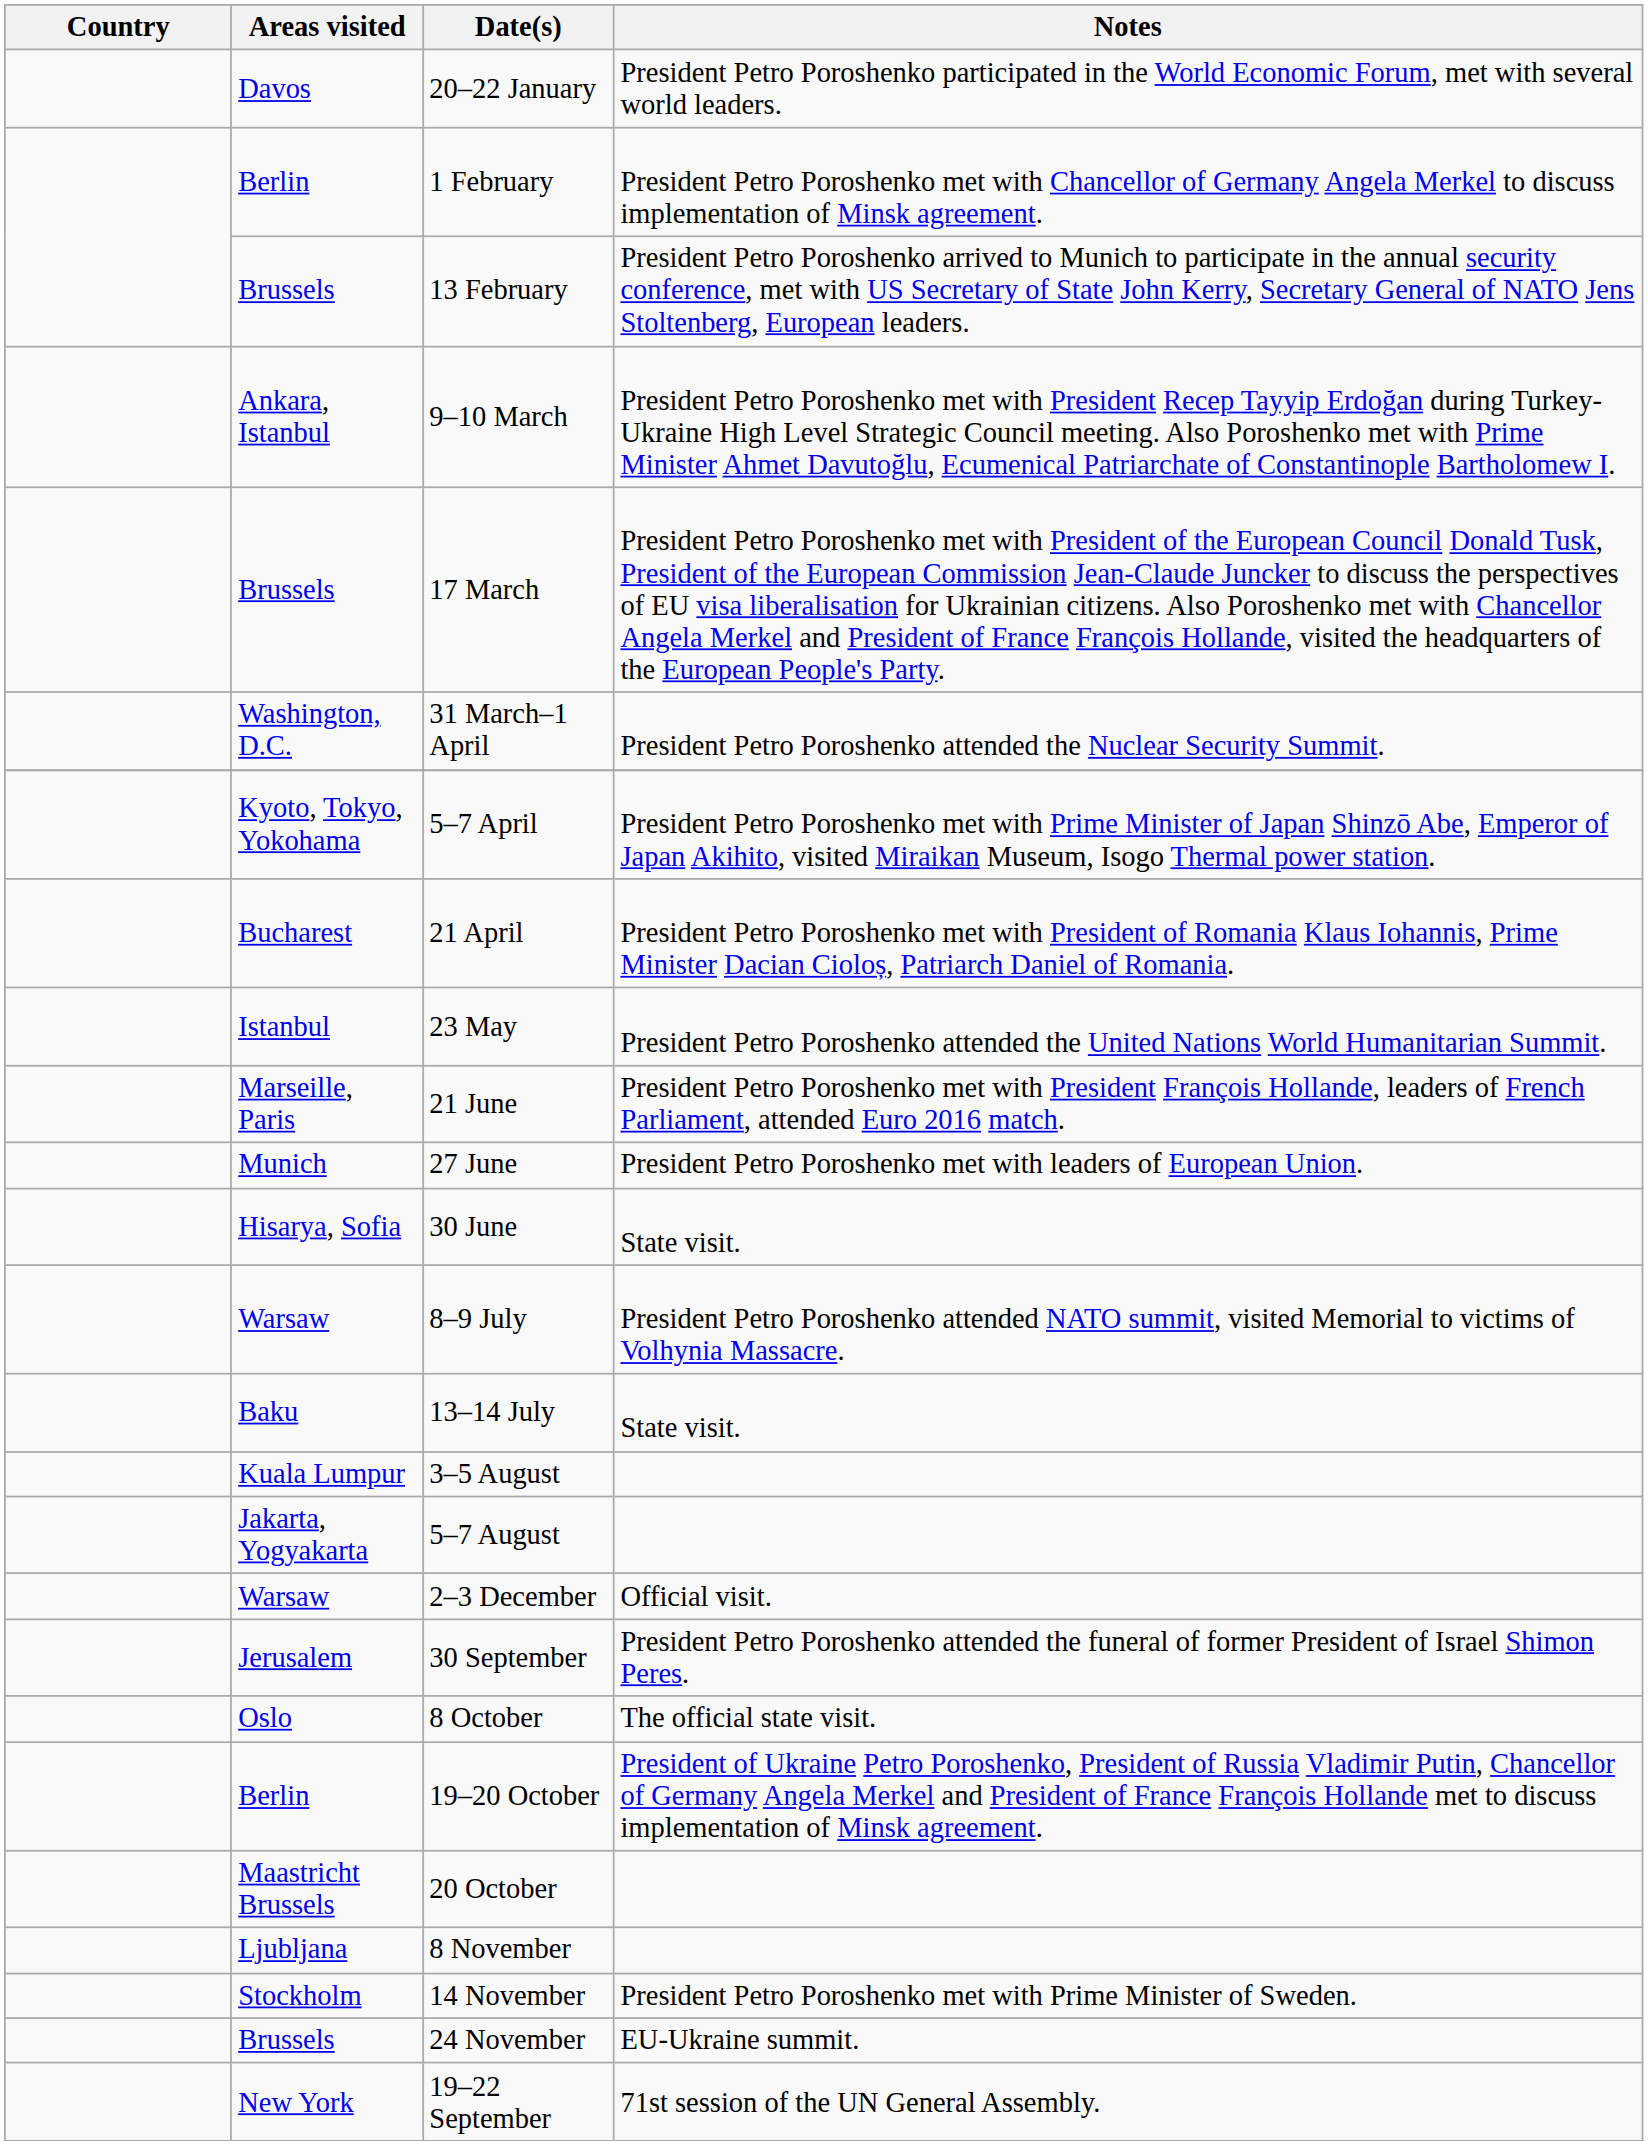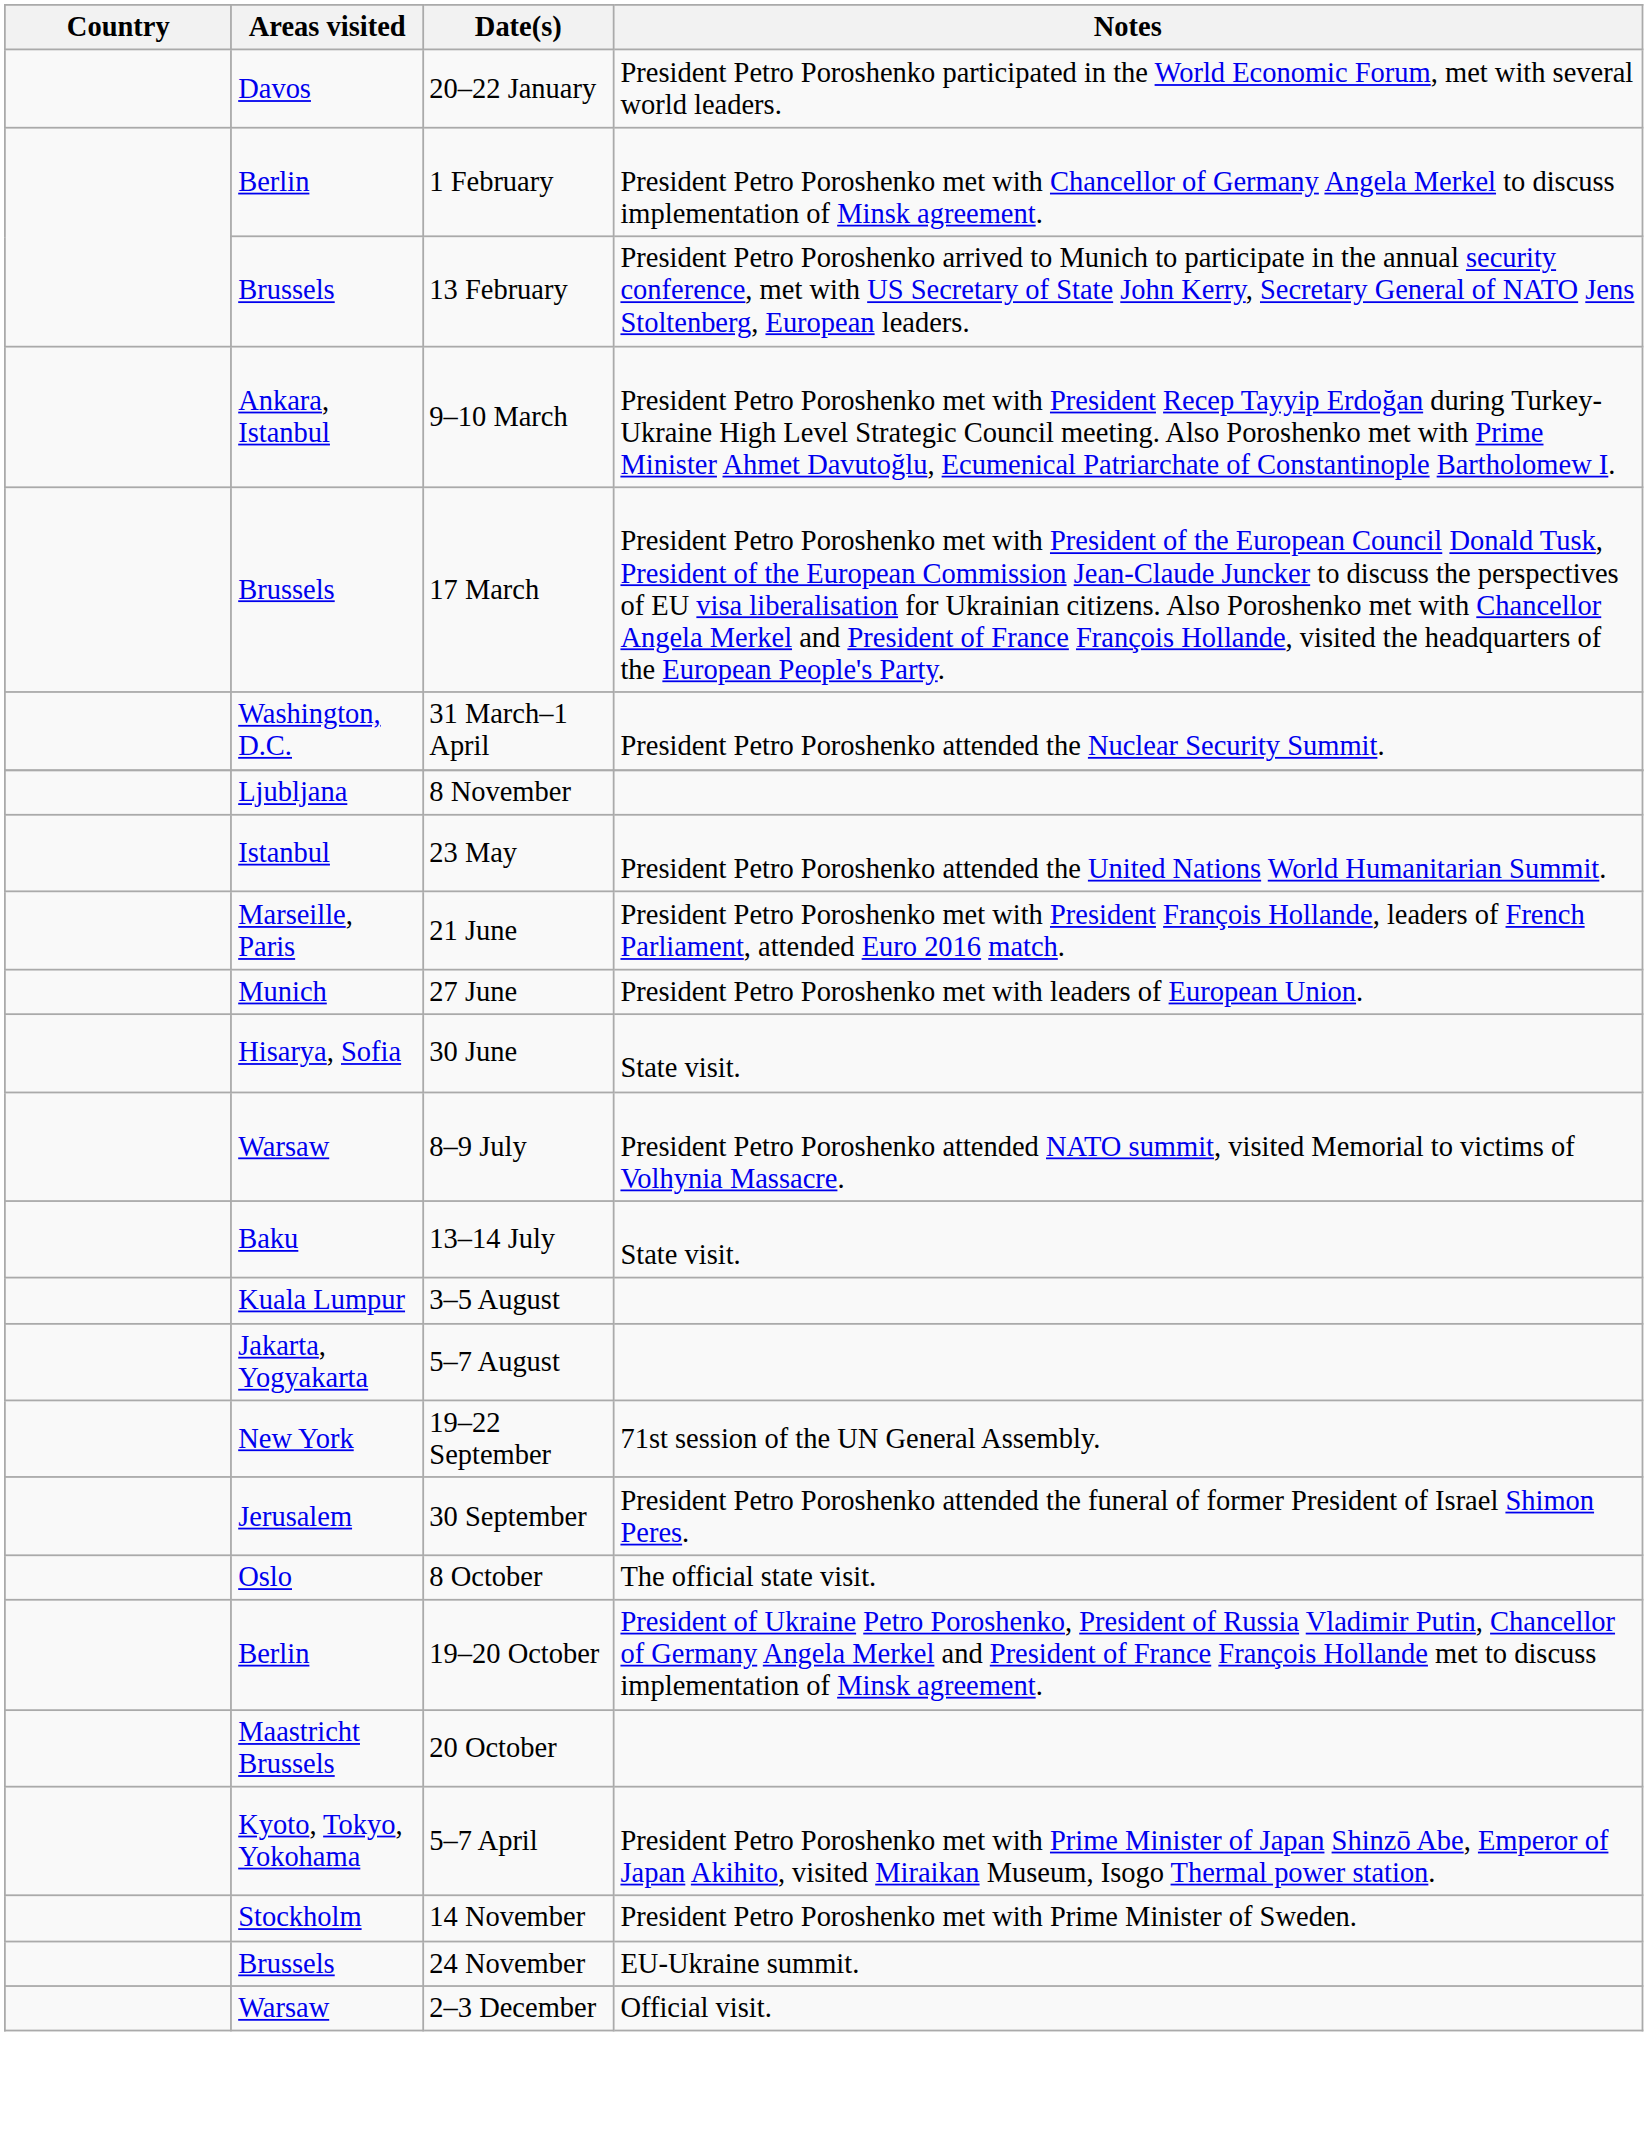rows swapped: (484, 823) <-> (500, 1949)
- row: (476, 933)
rows swapped: (490, 2101) <-> (513, 1595)
